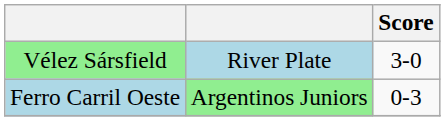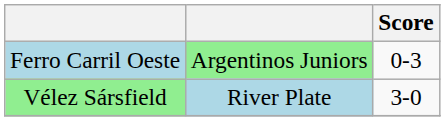rows swapped: (95, 97) <-> (95, 60)
